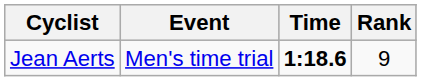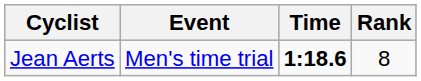(384, 58) 9 -> (384, 58) 8
